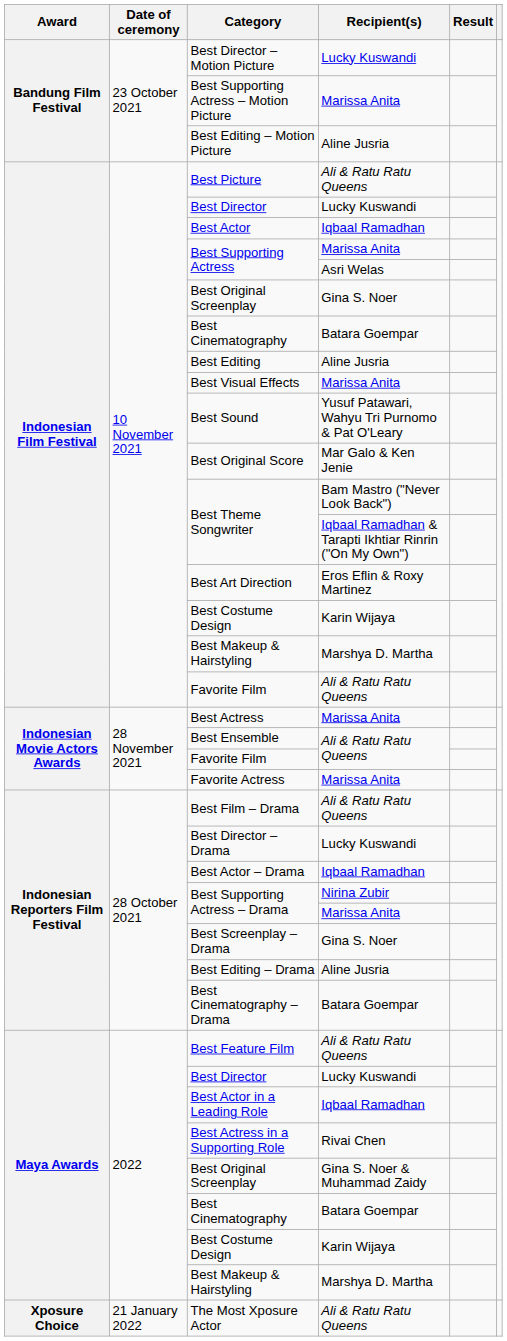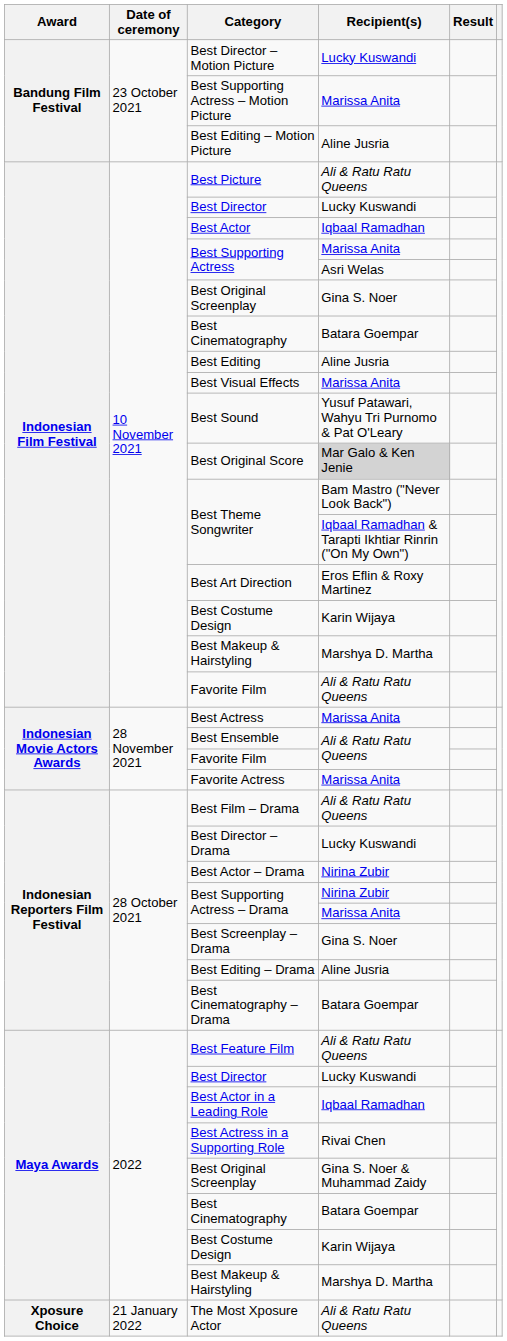(368, 461) no background -> (368, 461) lightgrey background
(373, 871) Iqbaal Ramadhan -> (355, 871) Nirina Zubir
